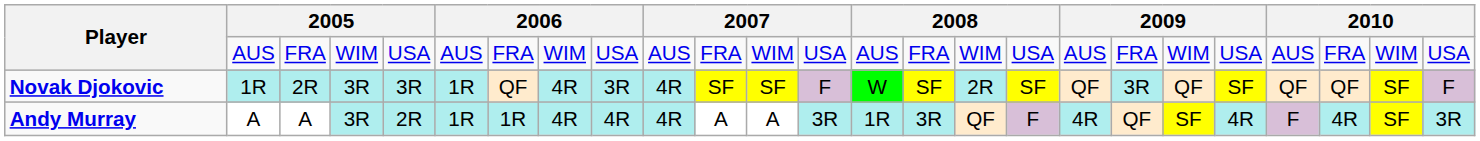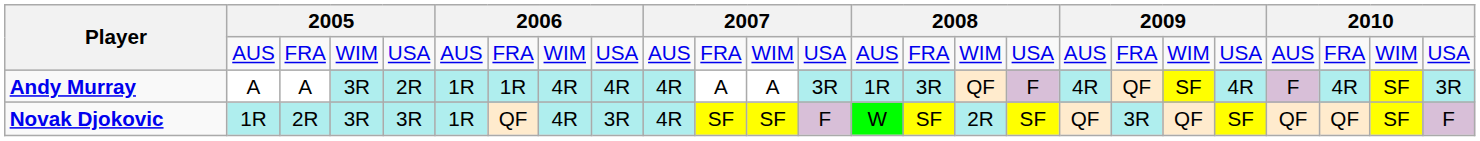rows swapped: (87, 86) <-> (73, 118)
